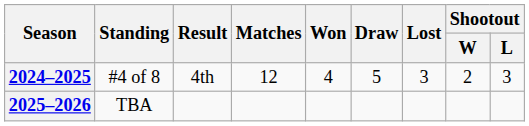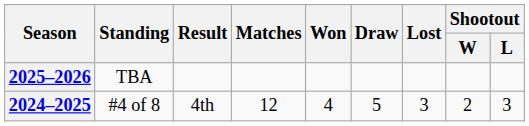rows swapped: (50, 76) <-> (50, 105)
